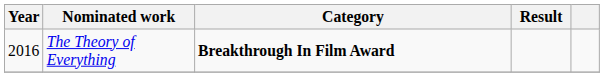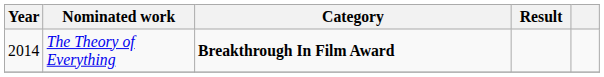(24, 50) 2016 -> (24, 50) 2014
